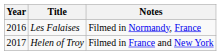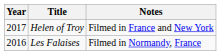rows swapped: (55, 27) <-> (57, 43)
